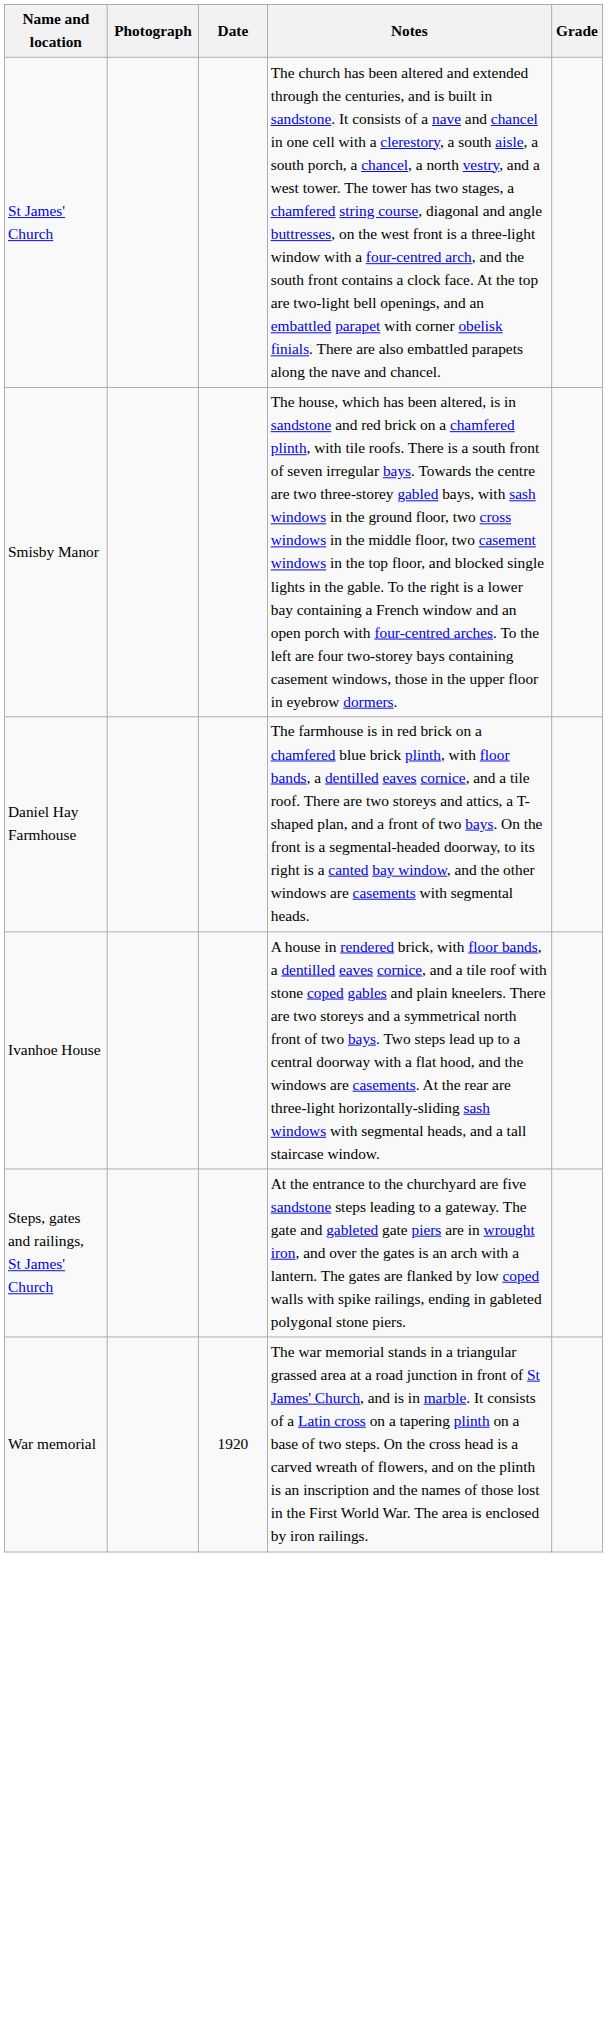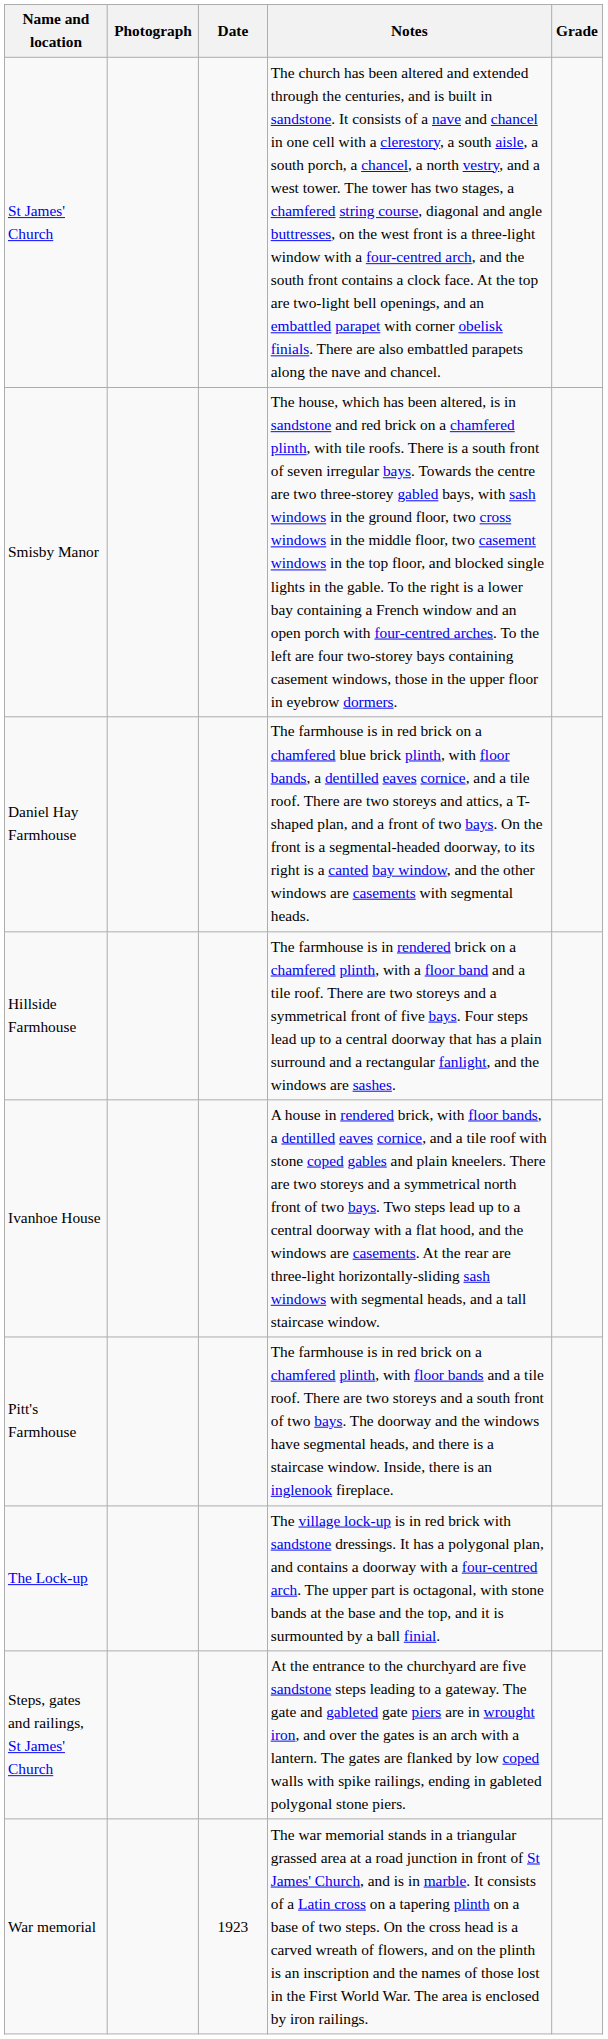+ row: (42, 1015)
+ row: (42, 1421)
+ row: (48, 1578)
(233, 1444) 1920 -> (233, 1926) 1923
